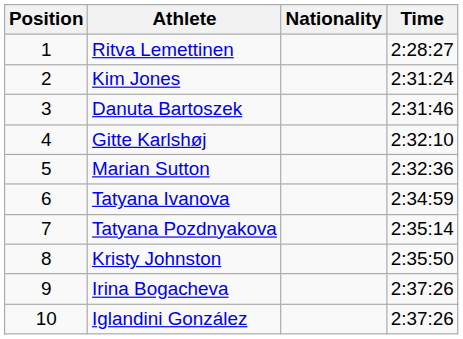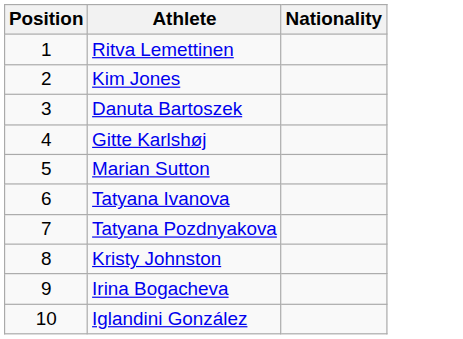- column: (422, 19)
